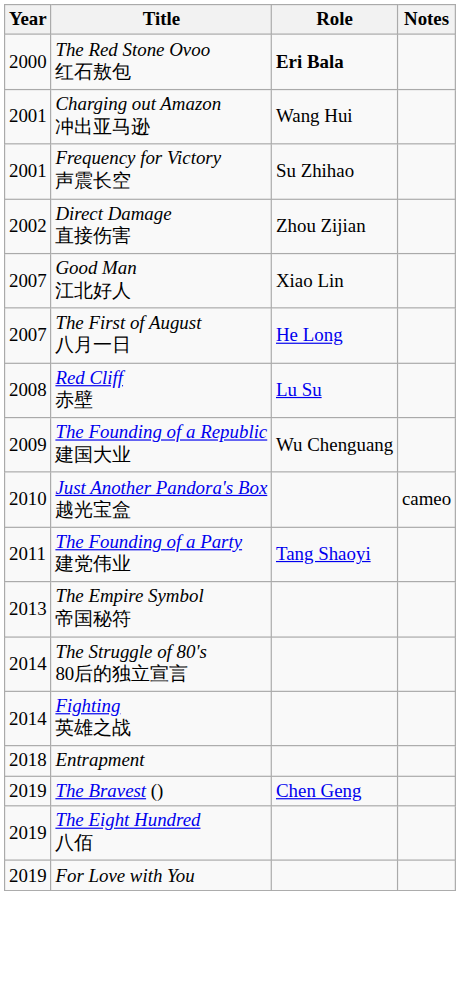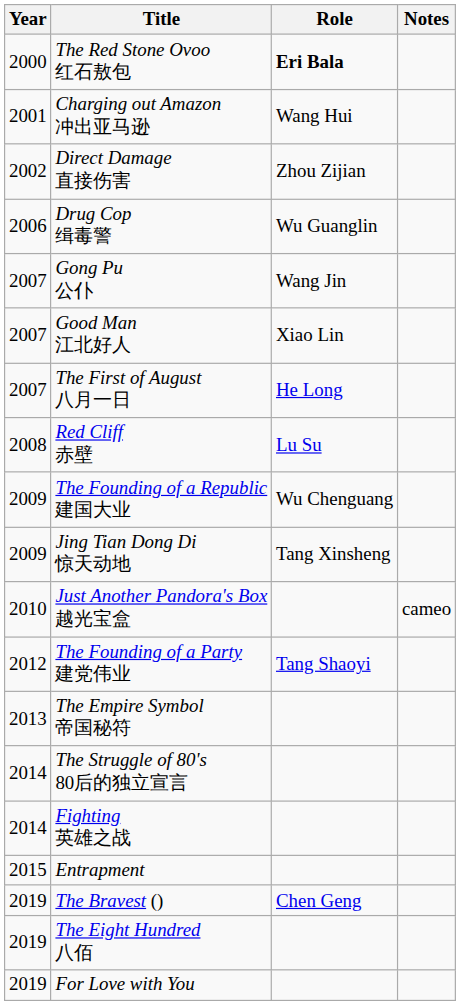- row: (138, 170)
+ row: (93, 224)
+ row: (89, 279)
+ row: (126, 553)
(27, 554) 2011 -> (28, 663) 2012
(28, 760) 2018 -> (28, 870) 2015
